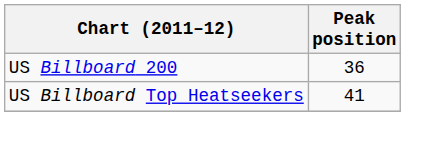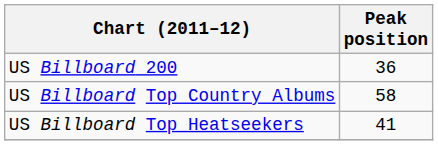+ row: (172, 96)
